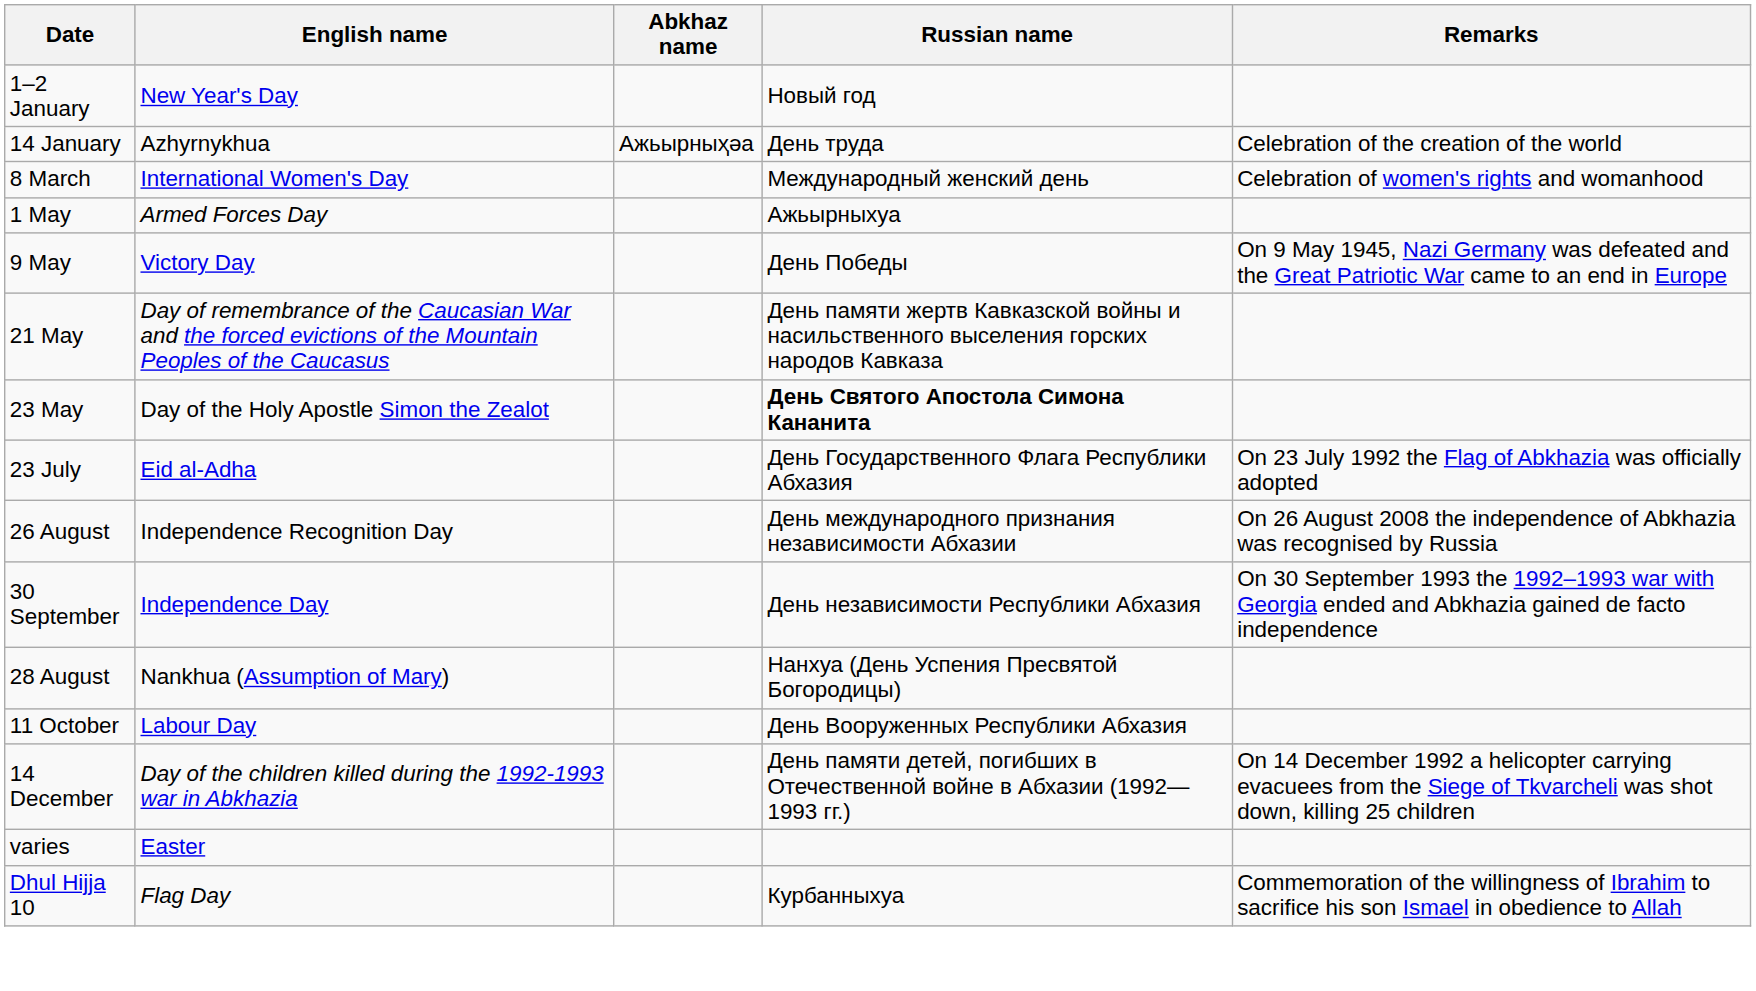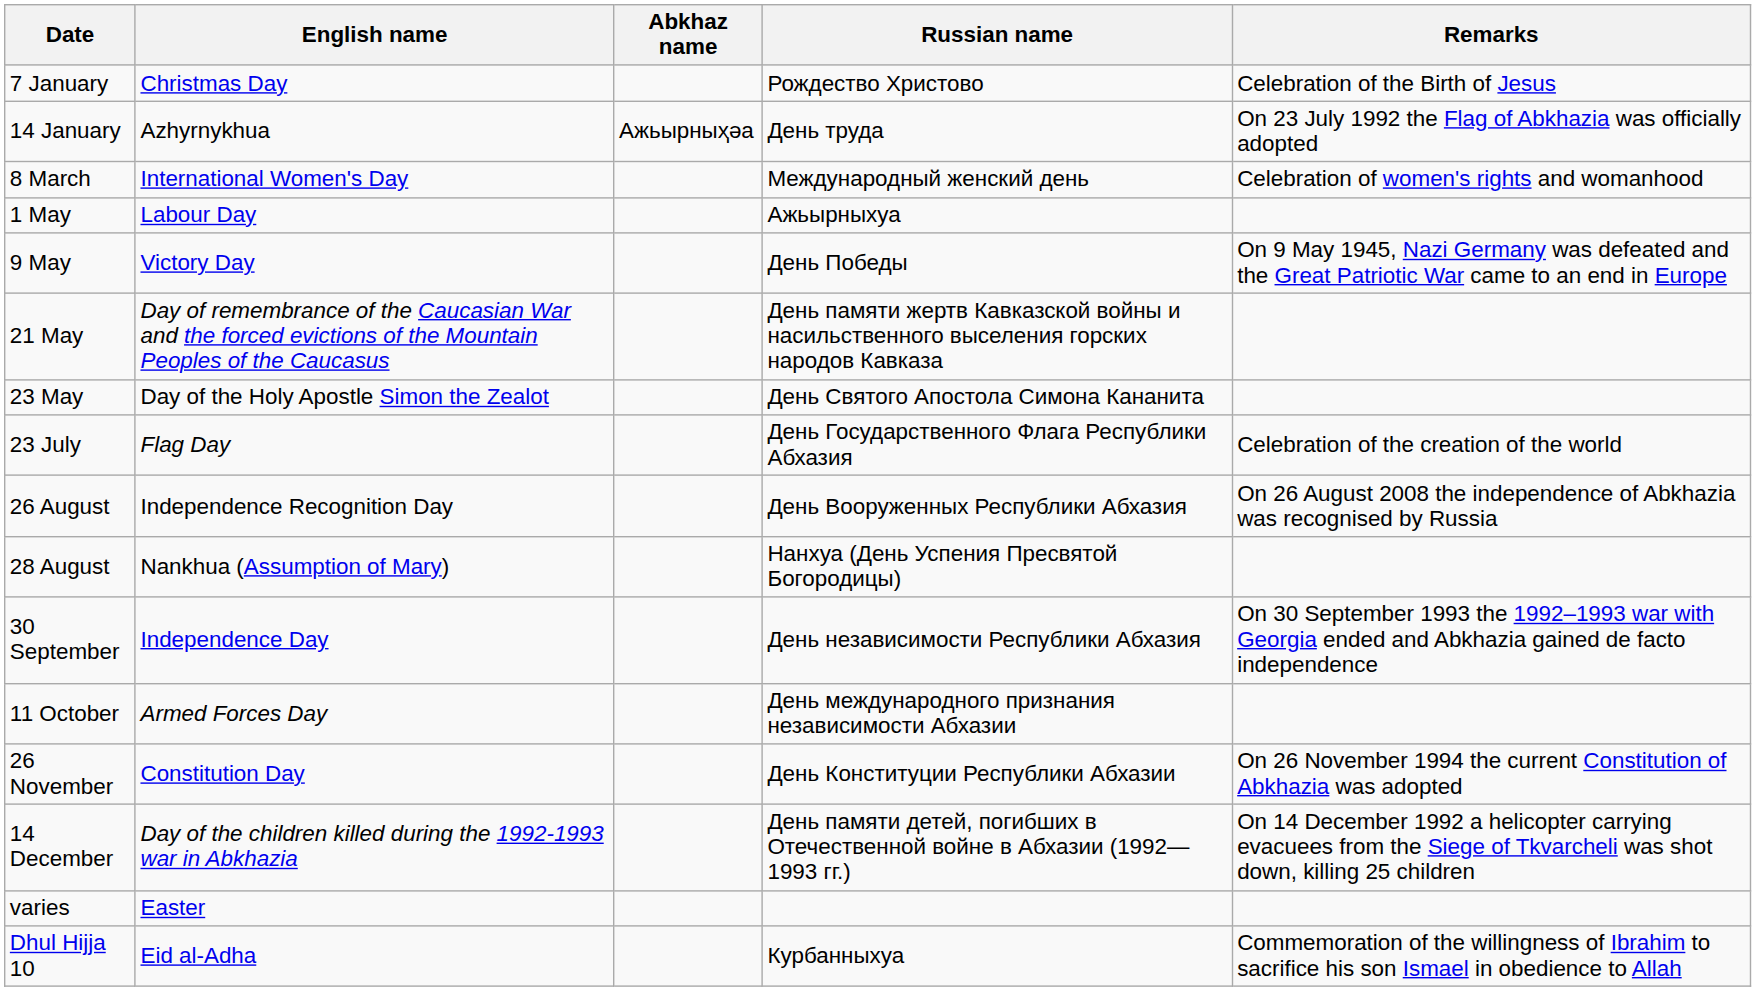- row: (50, 95)
+ row: (59, 82)
(1430, 143) Celebration of the creation of the world -> (1489, 131) On 23 July 1992 the Flag of Abkhazia was officially adopted
(234, 214) Armed Forces Day -> (198, 214) Labour Day
(946, 409) bold -> (986, 396) normal
(198, 470) Eid al-Adha -> (185, 445) Flag Day
(1489, 470) On 23 July 1992 the Flag of Abkhazia was officially adopted -> (1430, 445) Celebration of the creation of the world
(941, 530) День международного признания независимости Абхазии -> (977, 505) День Вооруженных Республики Абхазия
rows swapped: (60, 677) <-> (65, 604)
(198, 725) Labour Day -> (234, 713) Armed Forces Day
(977, 725) День Вооруженных Республики Абхазия -> (941, 713) День международного признания независимости Абхазии
+ row: (62, 773)
(185, 895) Flag Day -> (198, 956) Eid al-Adha
